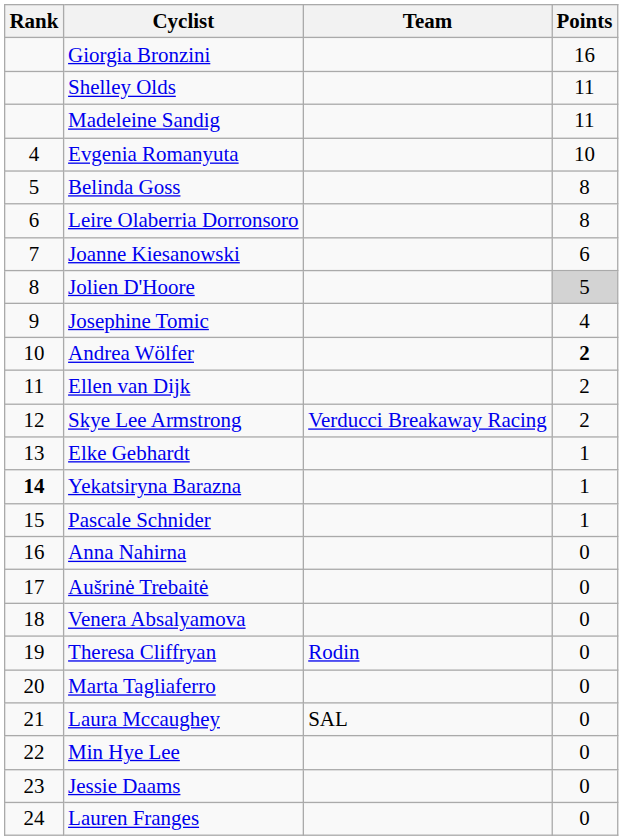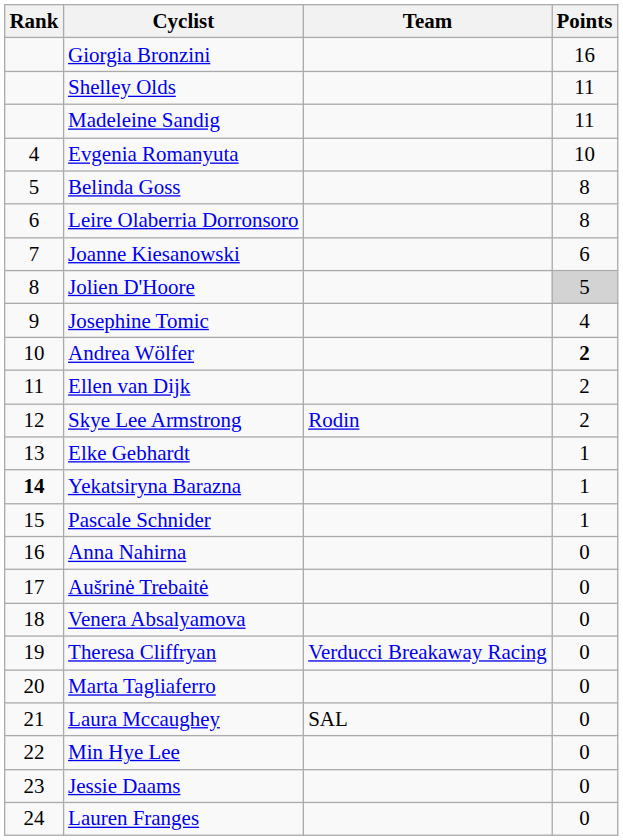(428, 420) Verducci Breakaway Racing -> (334, 420) Rodin
(334, 652) Rodin -> (428, 652) Verducci Breakaway Racing
